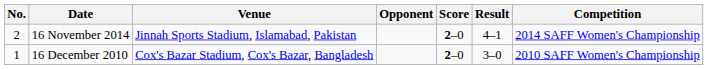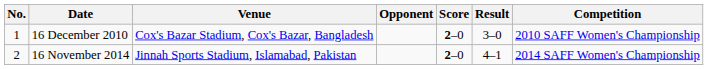rows swapped: (80, 54) <-> (81, 34)
